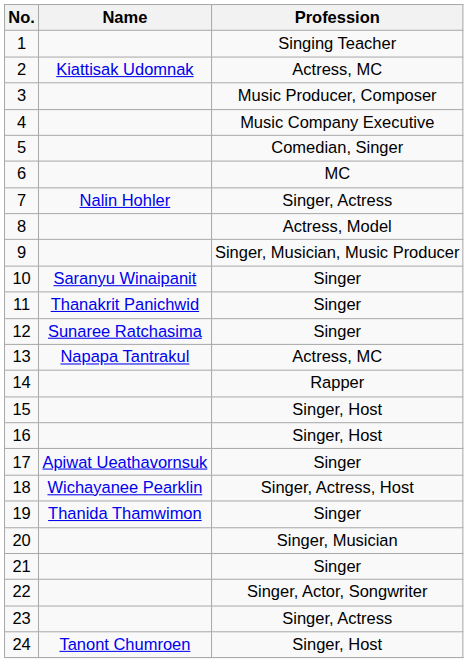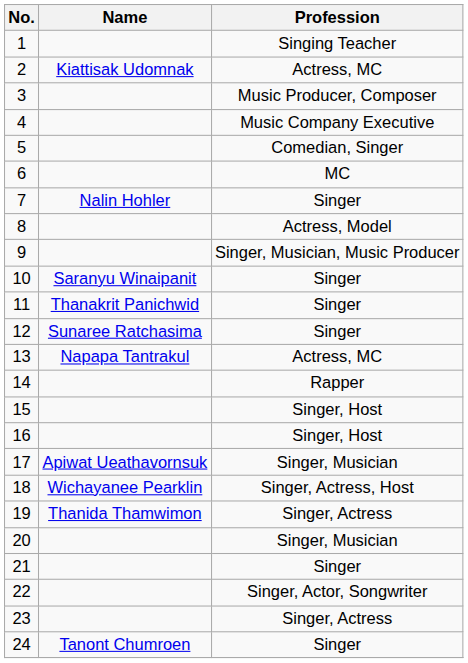(337, 200) Singer, Actress -> (337, 200) Singer
(337, 461) Singer -> (337, 461) Singer, Musician
(337, 514) Singer -> (337, 514) Singer, Actress
(337, 644) Singer, Host -> (337, 644) Singer
